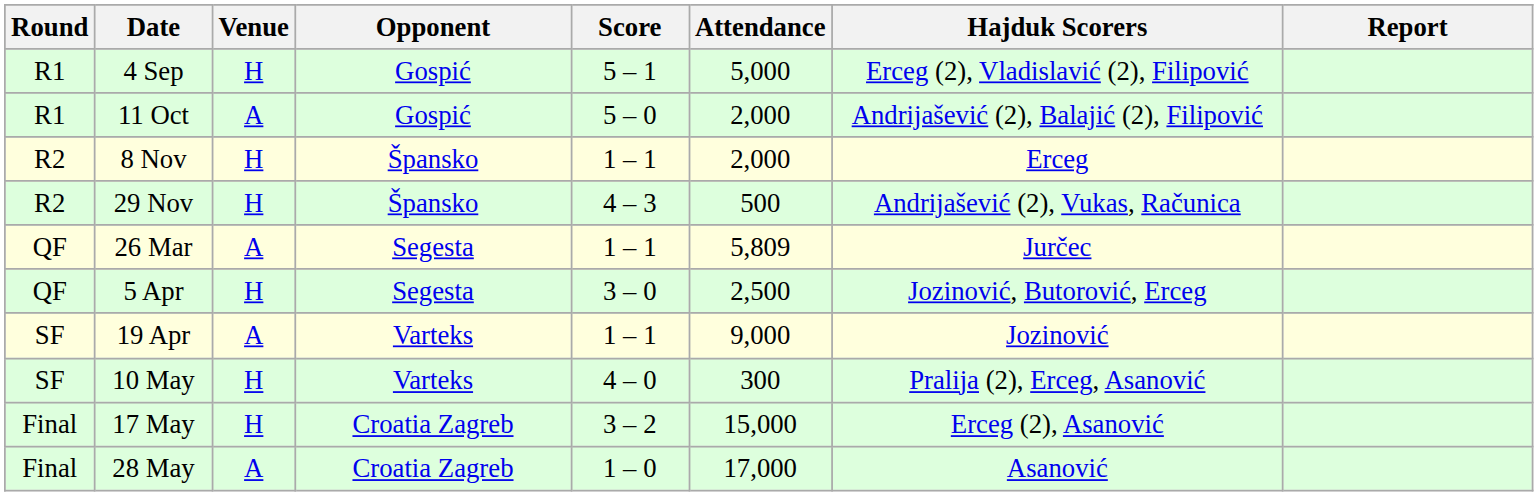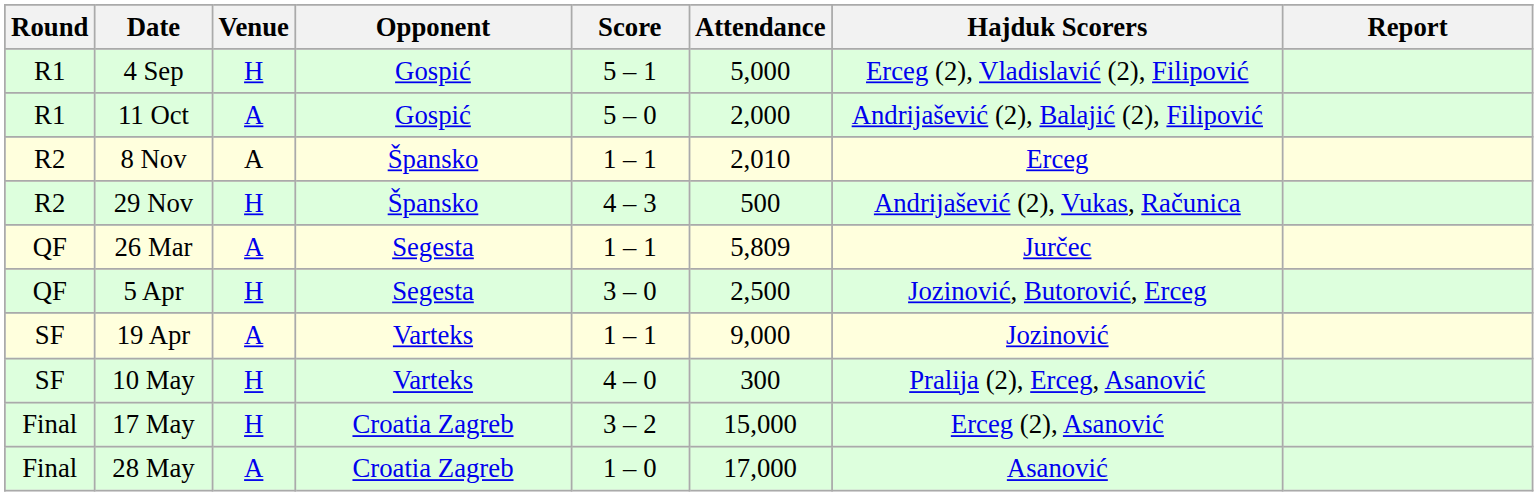(254, 159) H -> (254, 159) A
(760, 159) 2,000 -> (760, 159) 2,010
